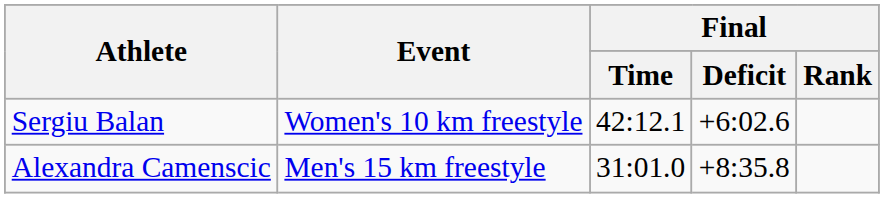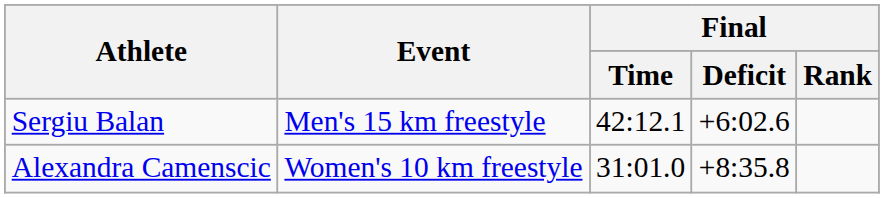(433, 121) Women's 10 km freestyle -> (415, 121) Men's 15 km freestyle
(415, 167) Men's 15 km freestyle -> (433, 167) Women's 10 km freestyle
